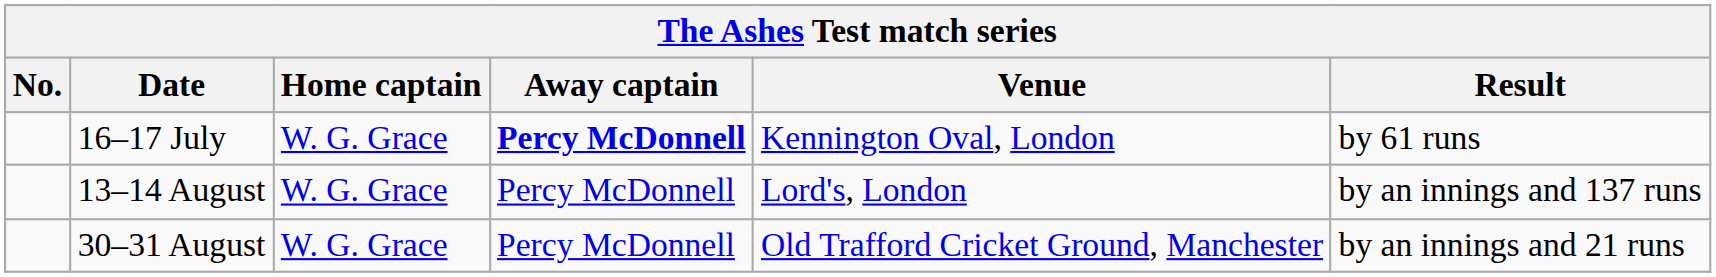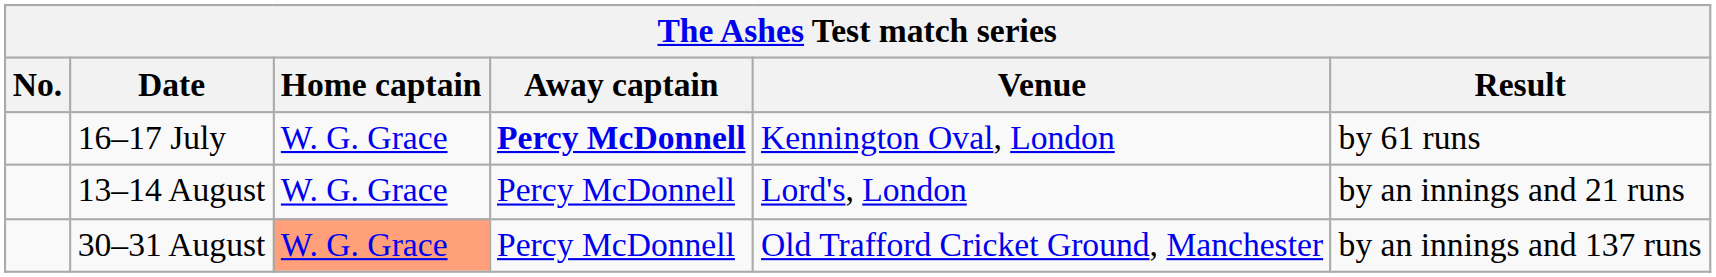(1520, 191) by an innings and 137 runs -> (1512, 191) by an innings and 21 runs
(364, 244) no background -> (364, 244) lightsalmon background
(1512, 244) by an innings and 21 runs -> (1520, 244) by an innings and 137 runs
